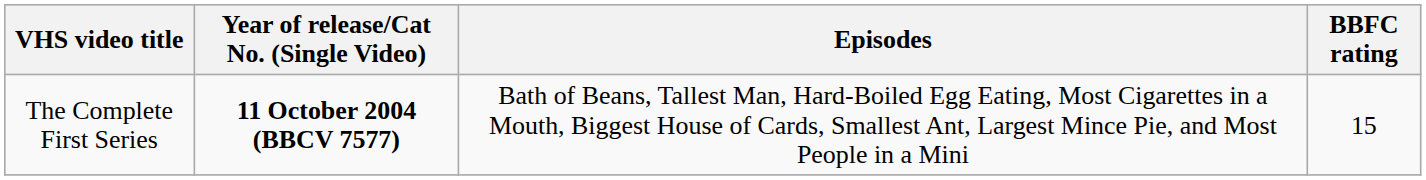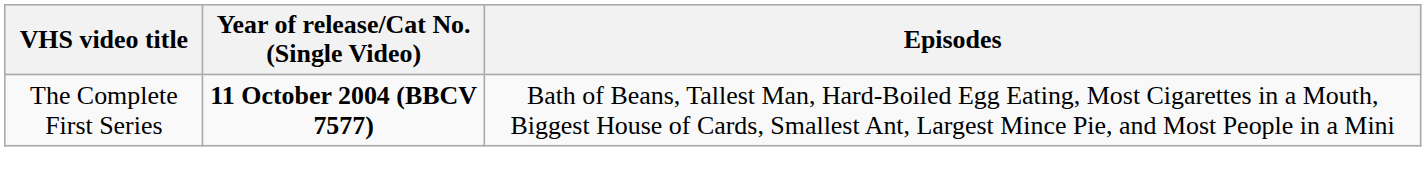- column: (1364, 39)
